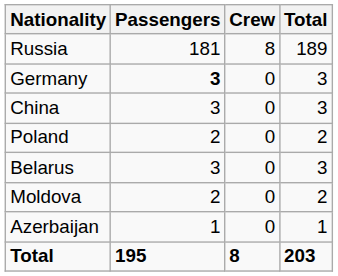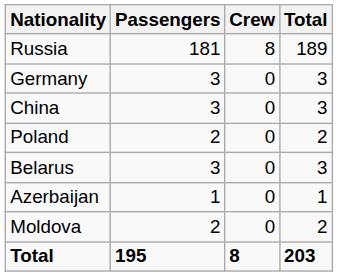(215, 79) bold -> (215, 79) normal
rows swapped: (46, 197) <-> (55, 227)
